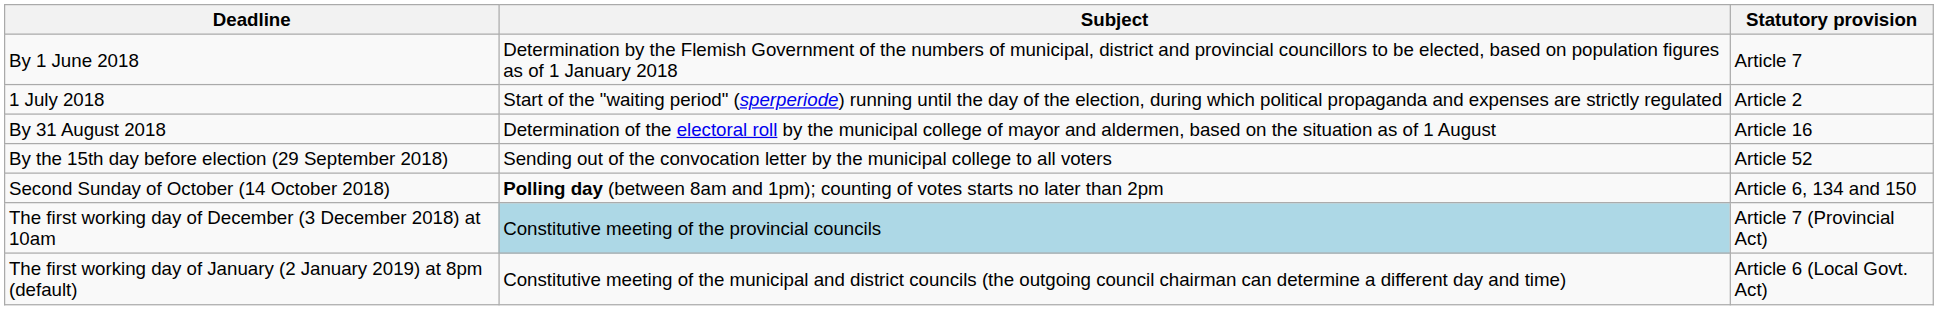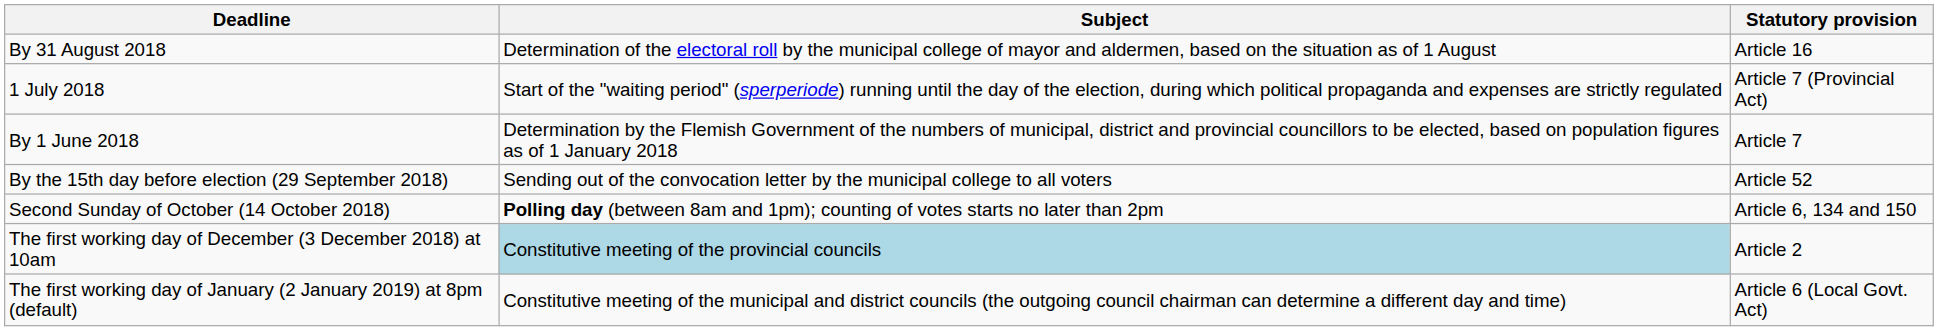rows swapped: (74, 60) <-> (87, 129)
(1768, 100) Article 2 -> (1815, 89) Article 7 (Provincial Act)
(1815, 229) Article 7 (Provincial Act) -> (1768, 249) Article 2
